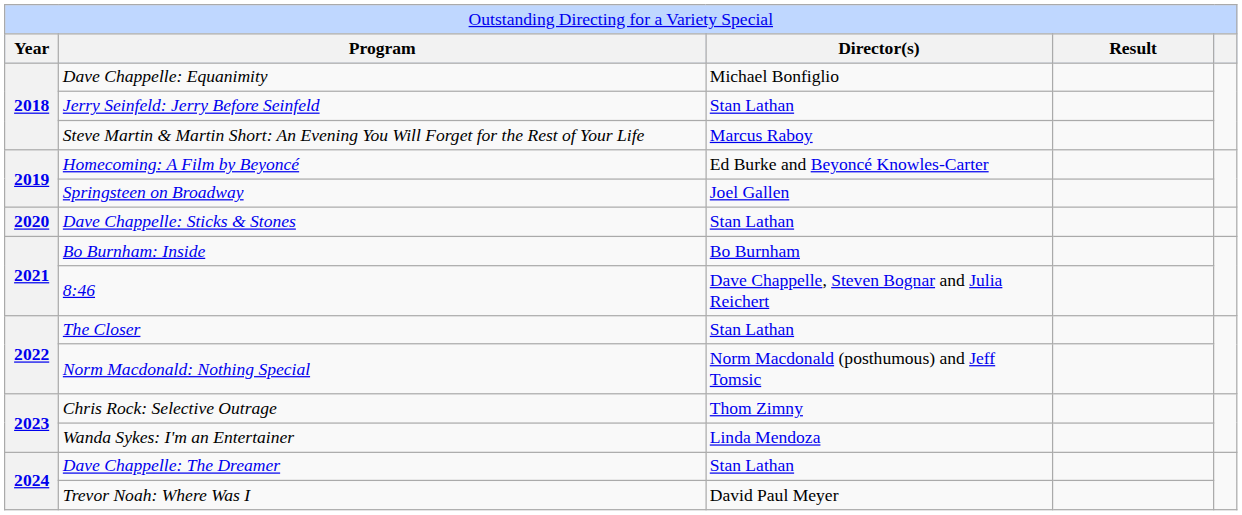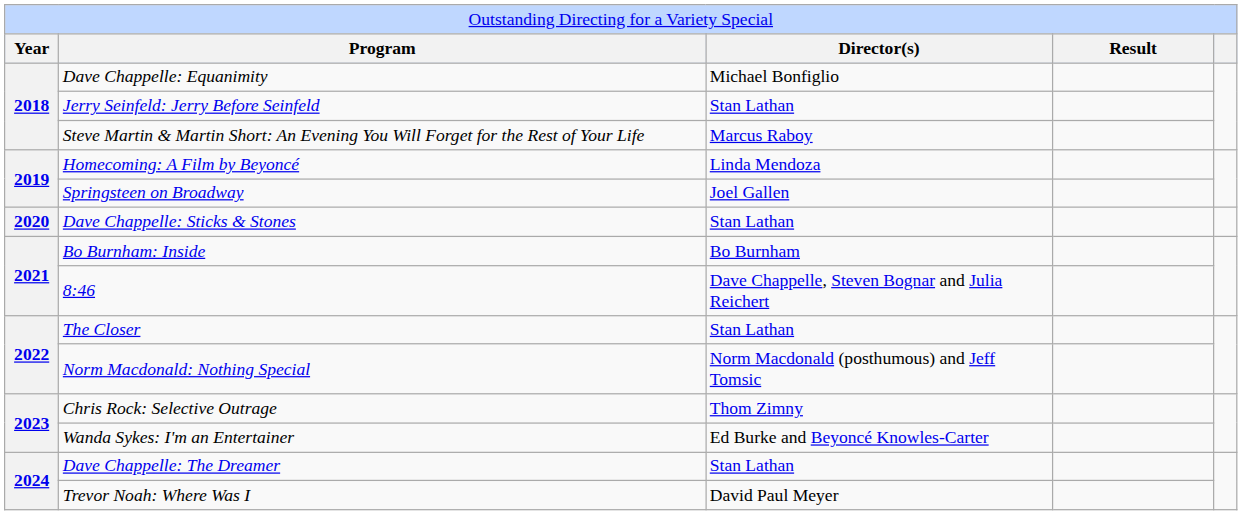(849, 164) Ed Burke and Beyoncé Knowles-Carter -> (765, 164) Linda Mendoza
(765, 437) Linda Mendoza -> (849, 437) Ed Burke and Beyoncé Knowles-Carter
